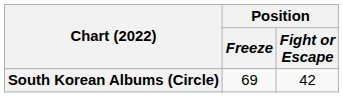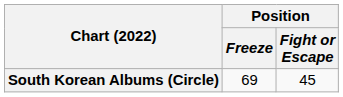(308, 80) 42 -> (308, 80) 45
